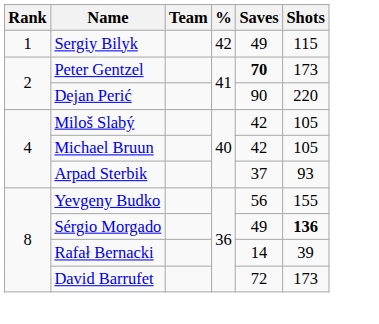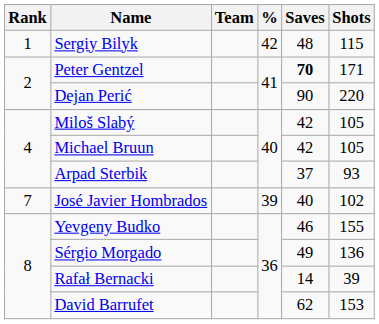(259, 43) 49 -> (305, 43) 48
(306, 69) 173 -> (352, 69) 171
+ row: (131, 200)
(259, 200) 56 -> (305, 226) 46
(306, 226) bold -> (352, 252) normal
(259, 278) 72 -> (305, 305) 62
(306, 278) 173 -> (352, 305) 153
